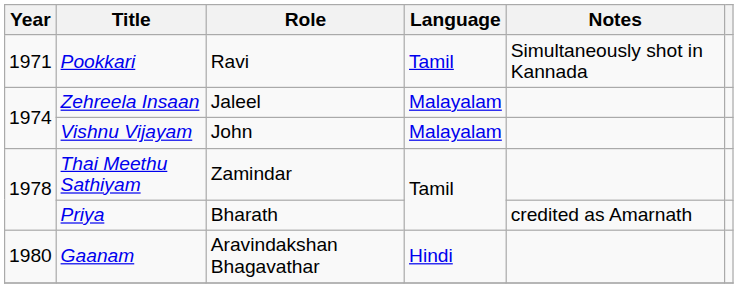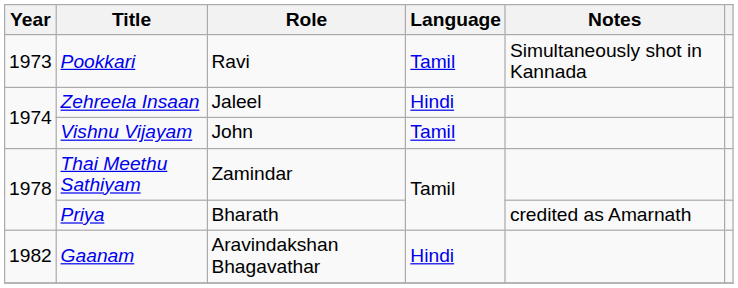(30, 60) 1971 -> (30, 60) 1973
(455, 102) Malayalam -> (432, 102) Hindi
(455, 132) Malayalam -> (433, 132) Tamil
(30, 256) 1980 -> (30, 256) 1982
